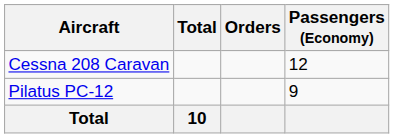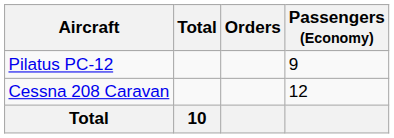rows swapped: (89, 64) <-> (61, 91)
